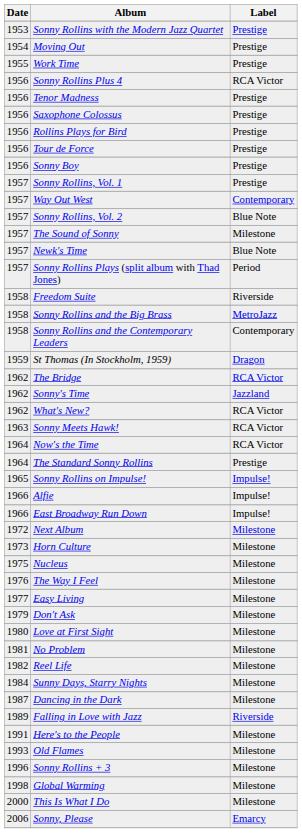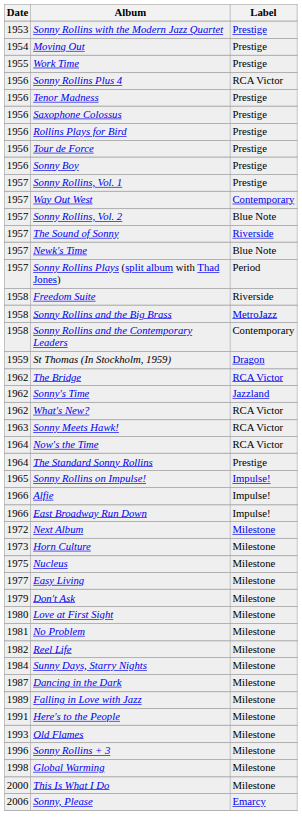(254, 234) Milestone -> (253, 234) Riverside
- row: (66, 581)
(253, 717) Riverside -> (254, 700) Milestone
